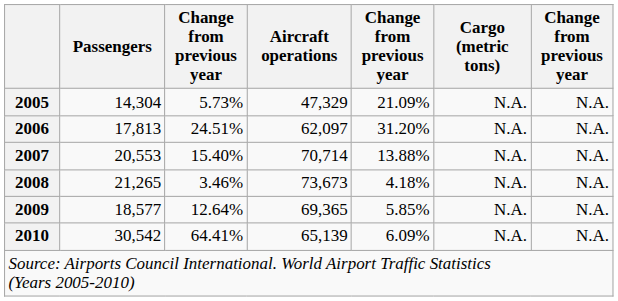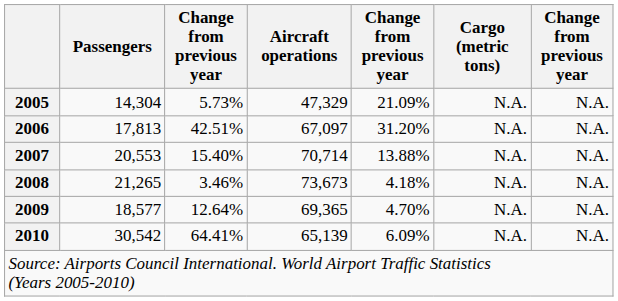(217, 128) 24.51% -> (217, 128) 42.51%
(324, 128) 62,097 -> (324, 128) 67,097
(408, 209) 5.85% -> (408, 209) 4.70%
